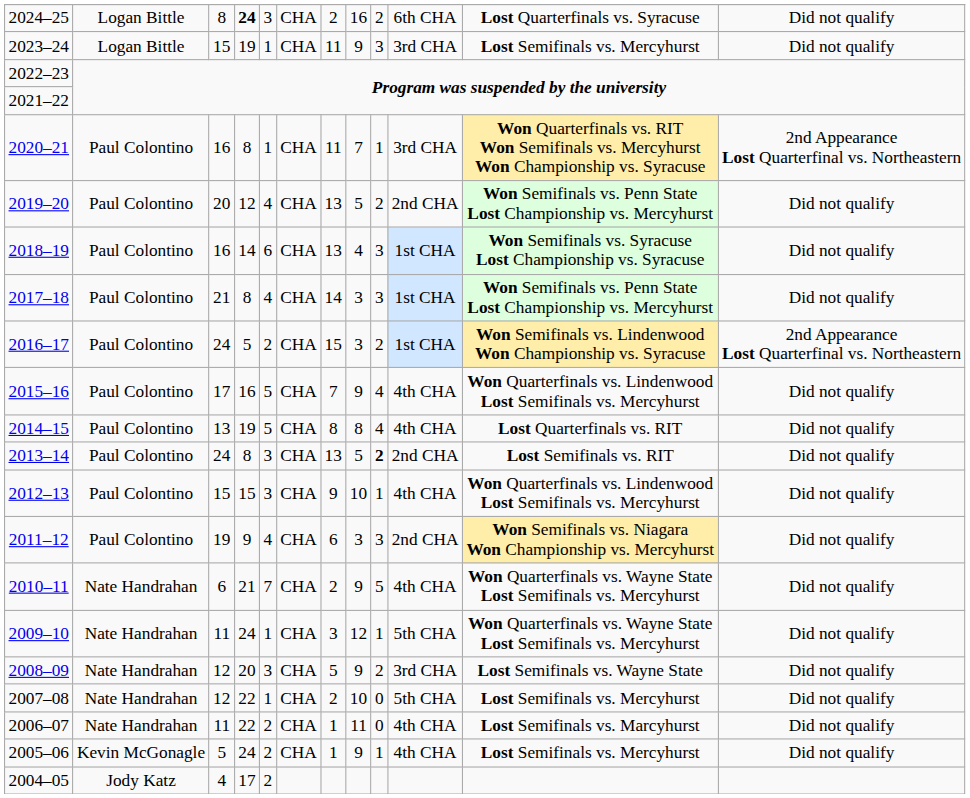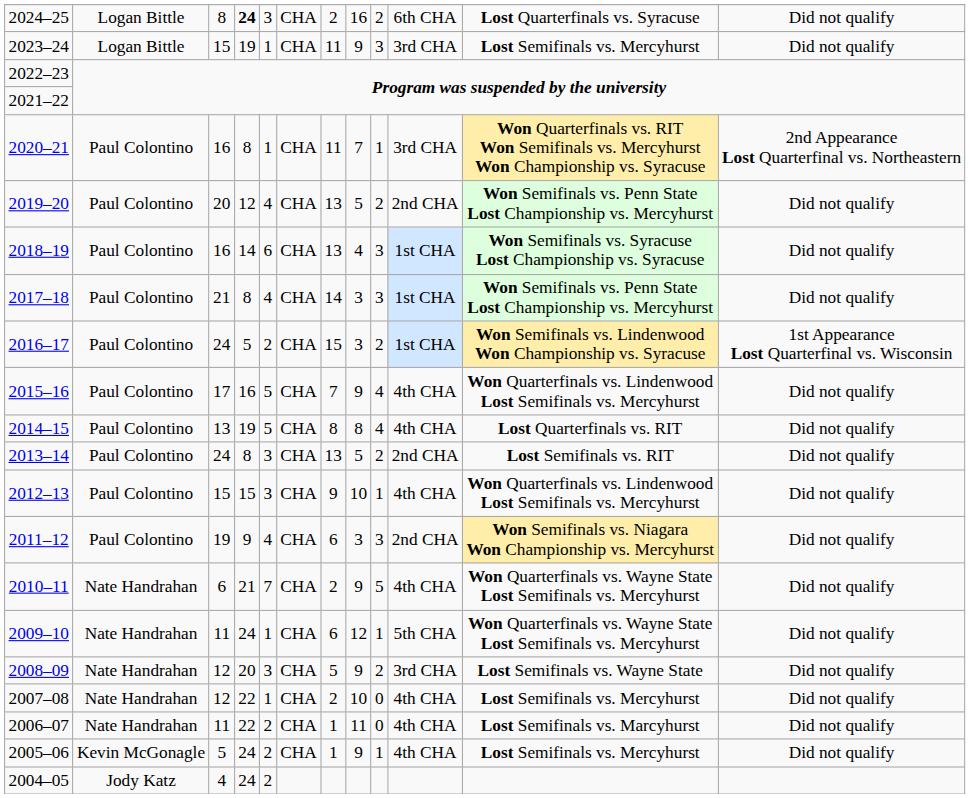(842, 344) 2nd Appearance Lost Quarterfinal vs. Northeastern -> (842, 344) 1st Appearance Lost Quarterfinal vs. Wisconsin
(379, 455) bold -> (379, 455) normal
(333, 633) 3 -> (333, 633) 6
(425, 697) 5th CHA -> (425, 697) 4th CHA
(247, 780) 17 -> (247, 780) 24
